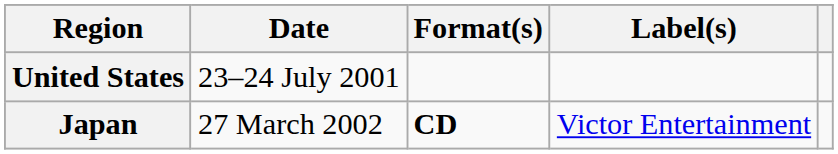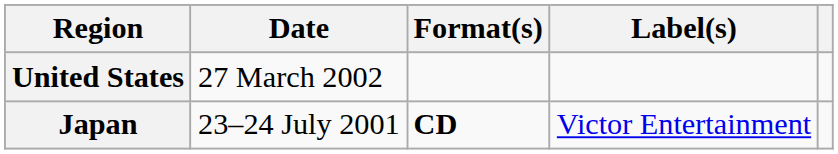(299, 76) 23–24 July 2001 -> (290, 76) 27 March 2002
(290, 124) 27 March 2002 -> (299, 124) 23–24 July 2001
